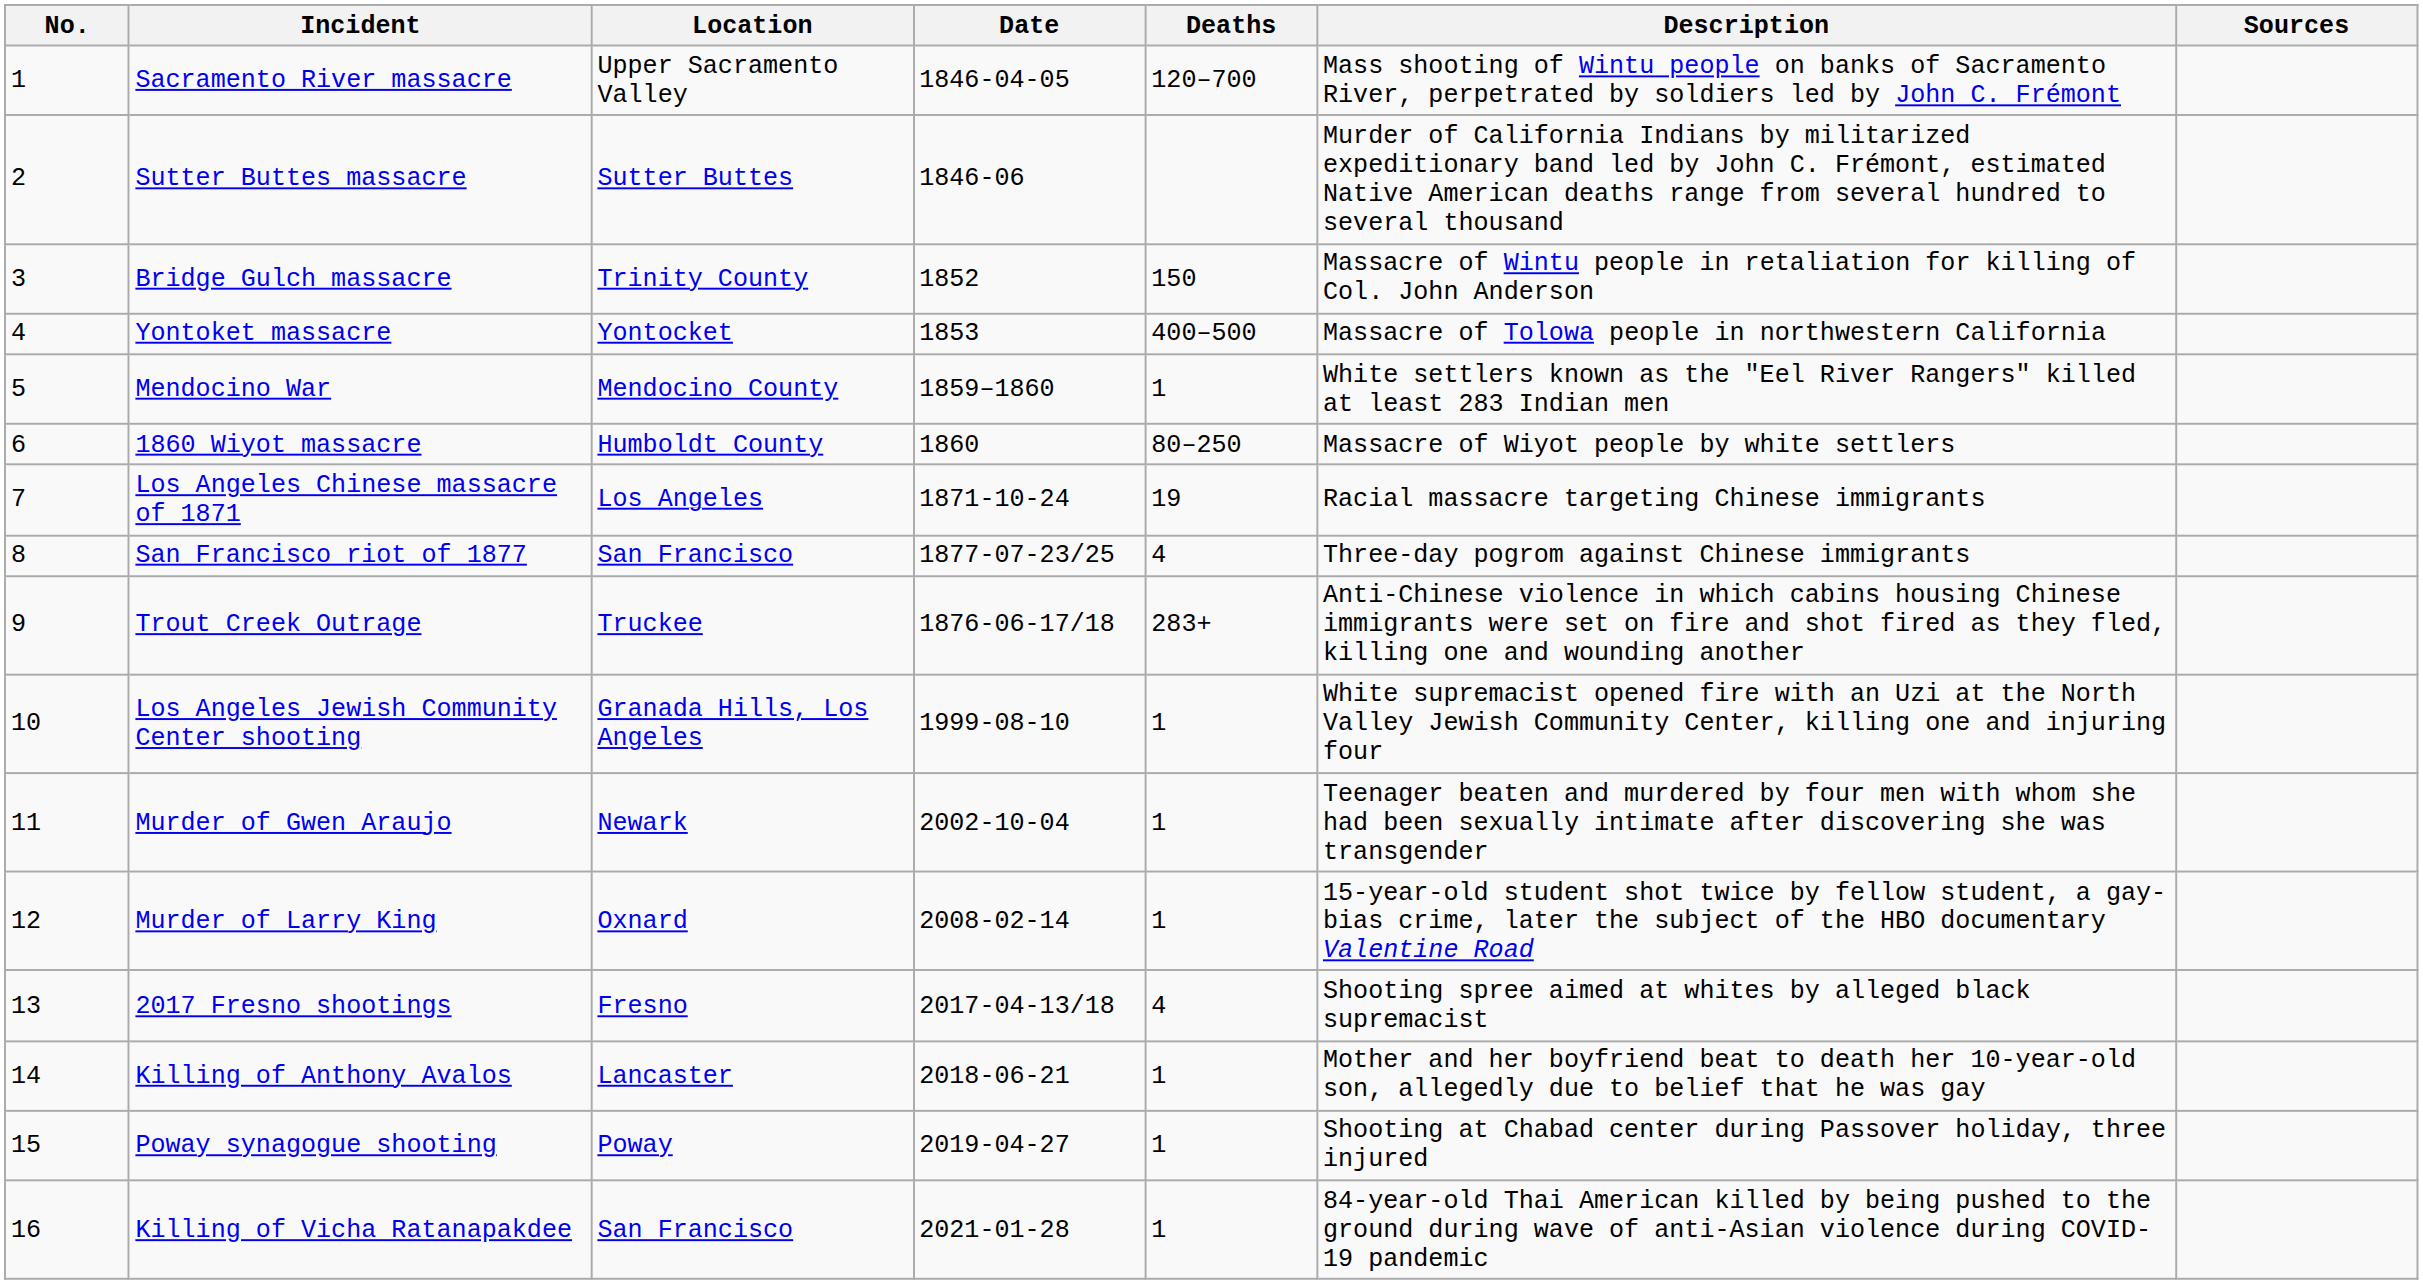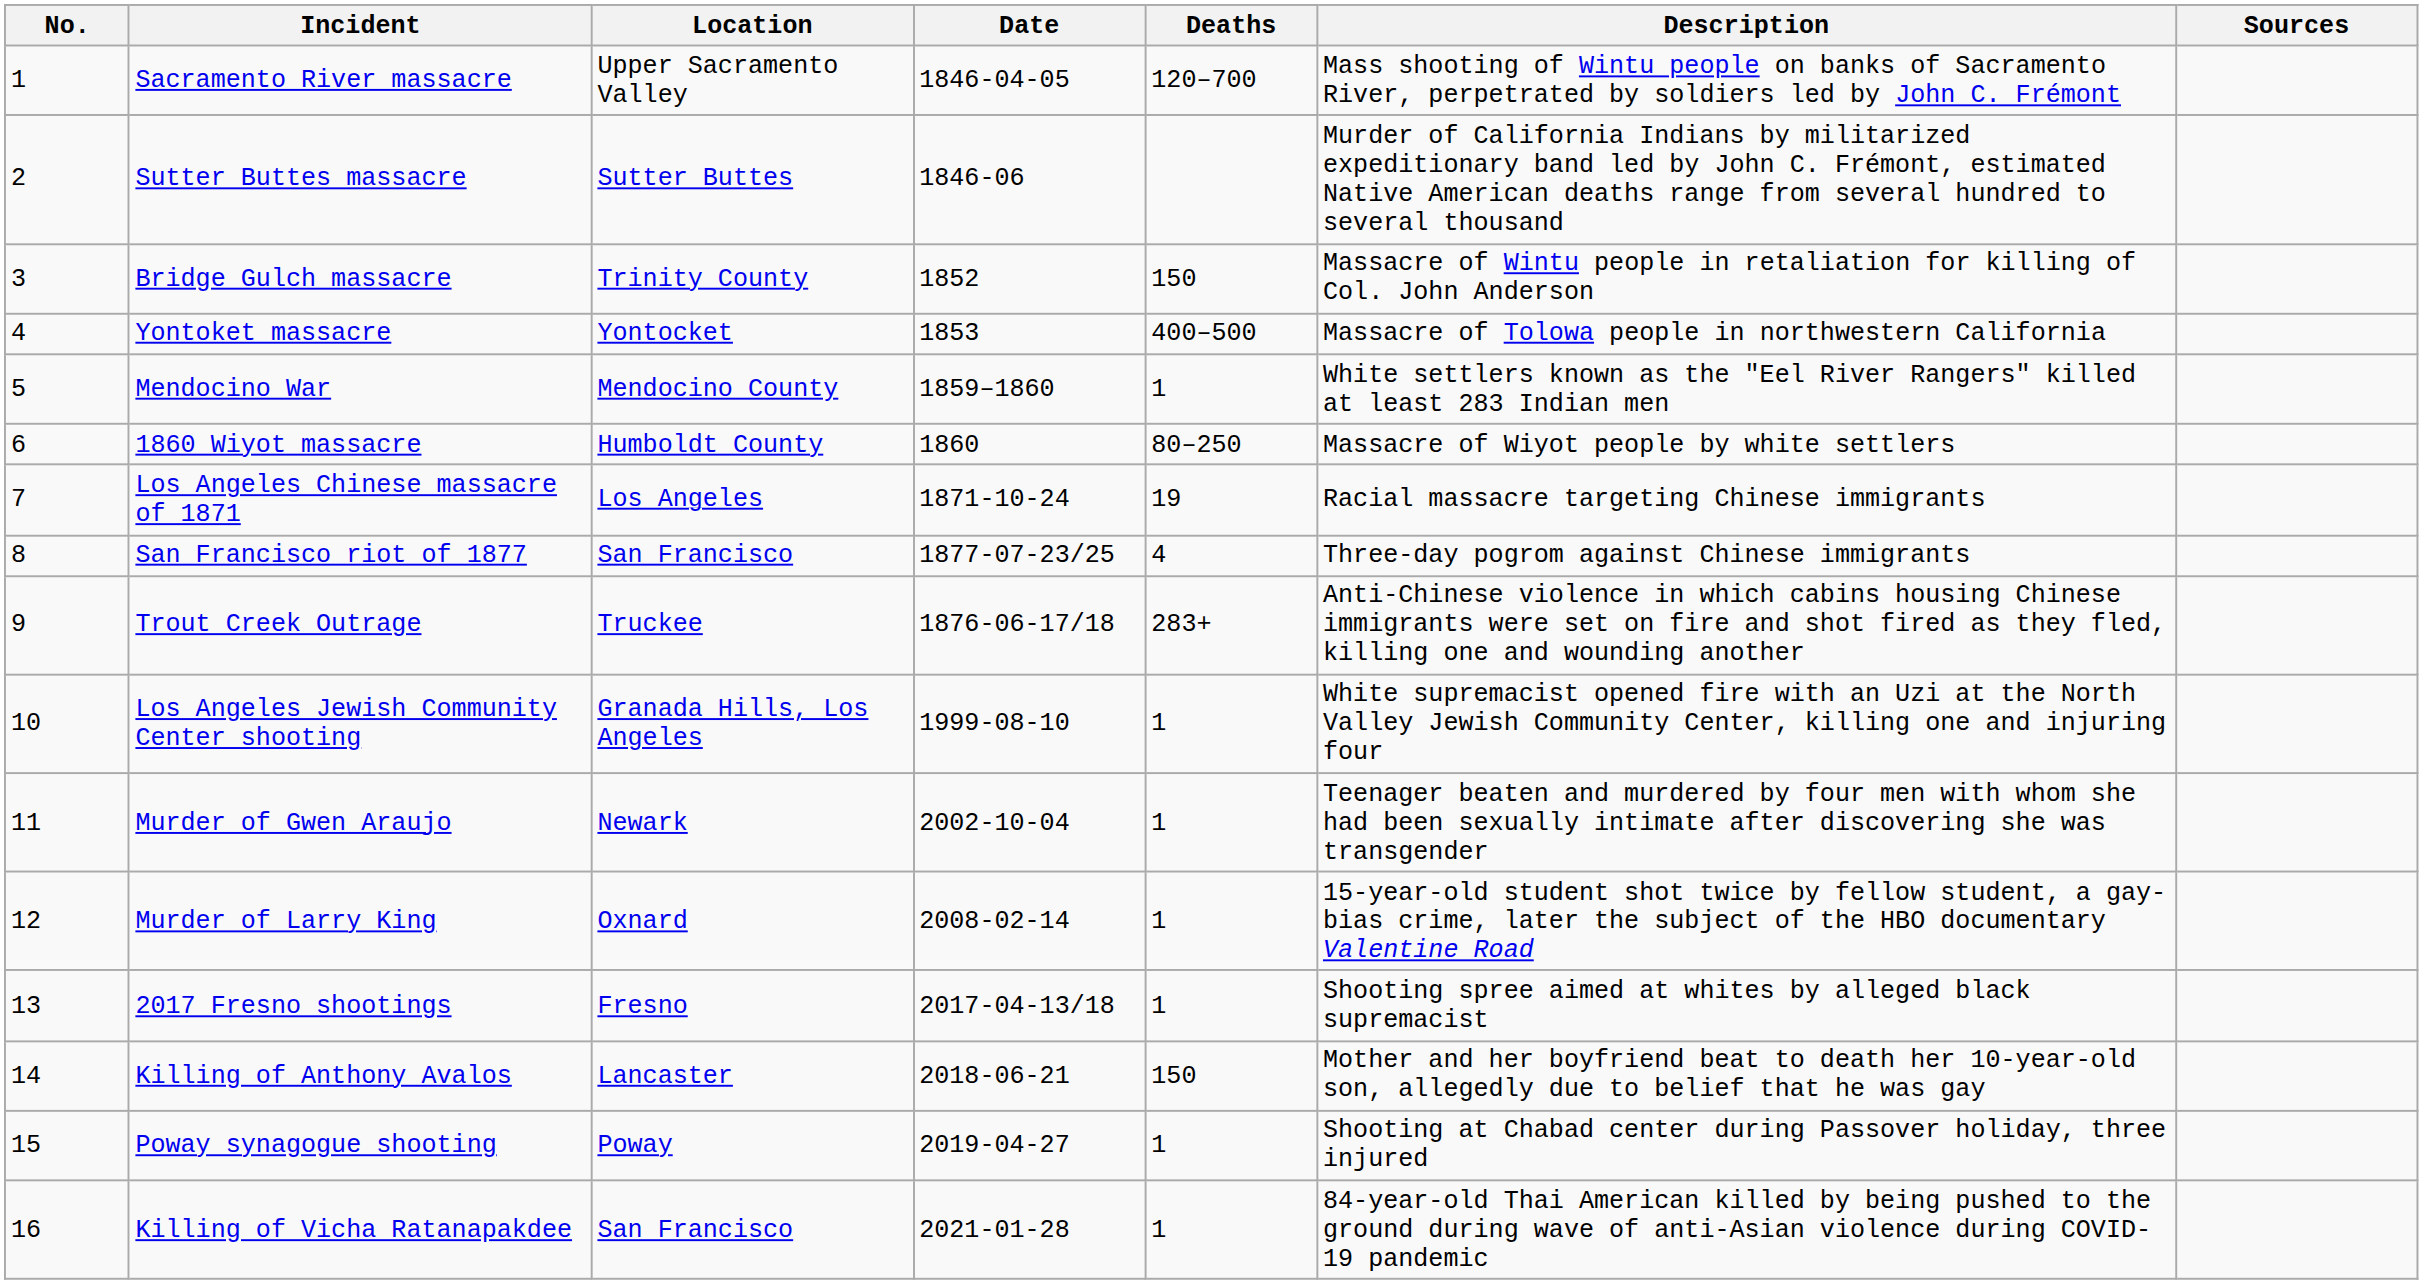(1159, 1006) 4 -> (1159, 1006) 1
(1159, 1076) 1 -> (1174, 1076) 150
